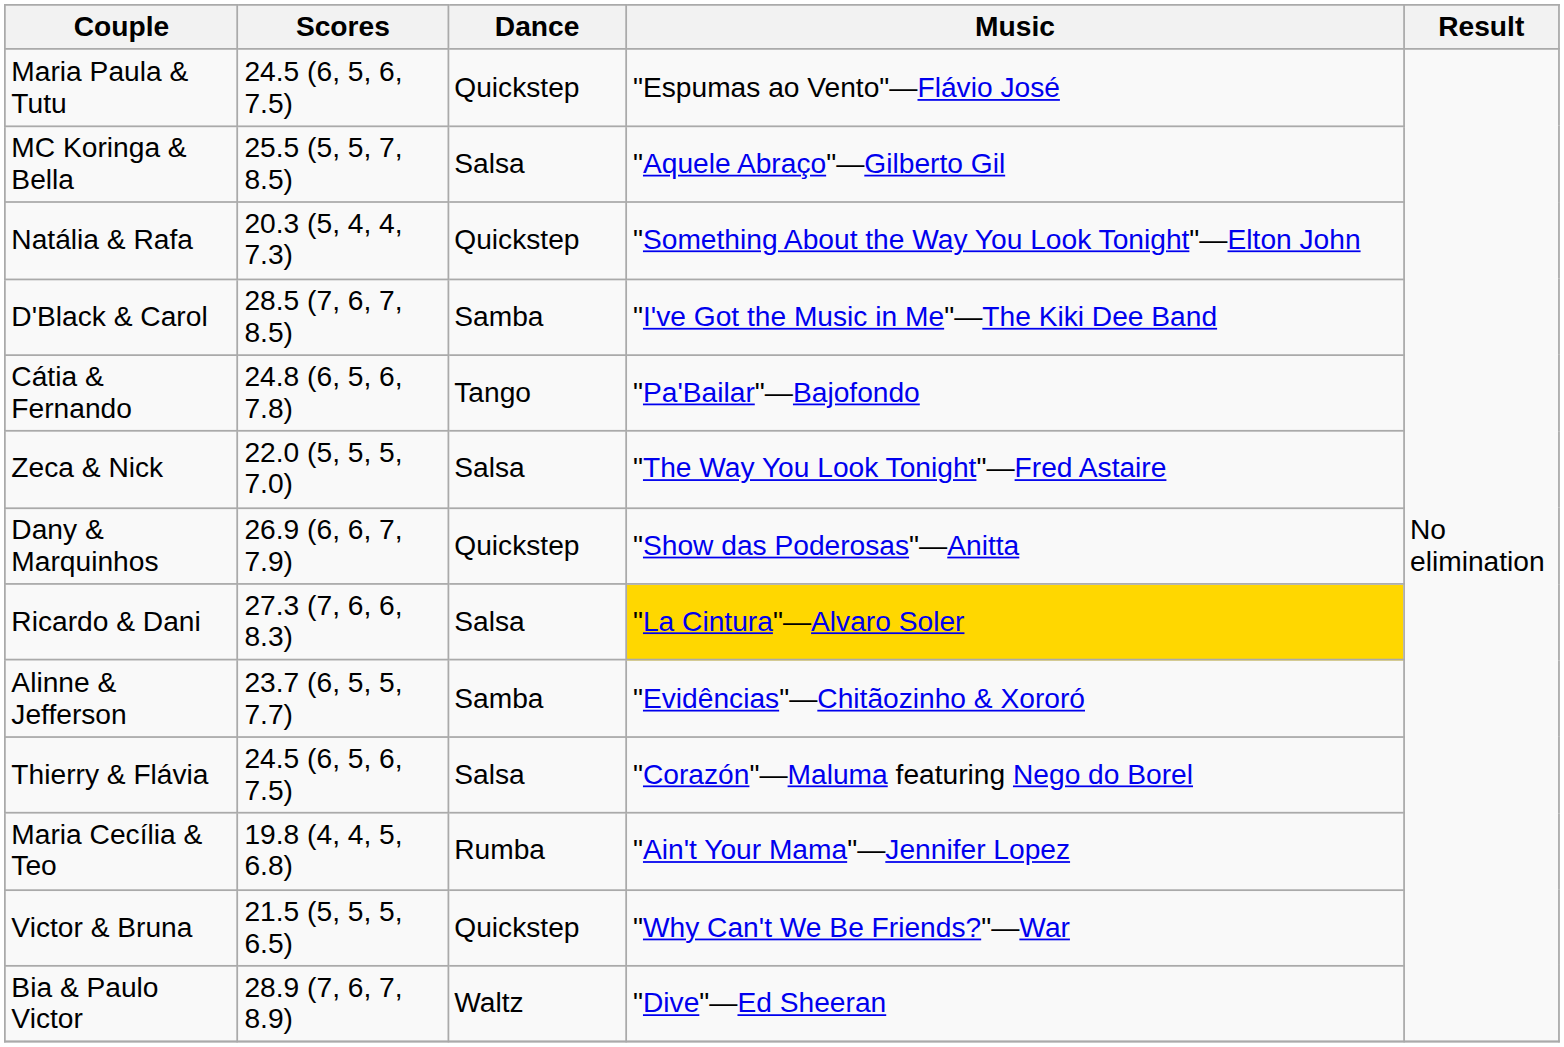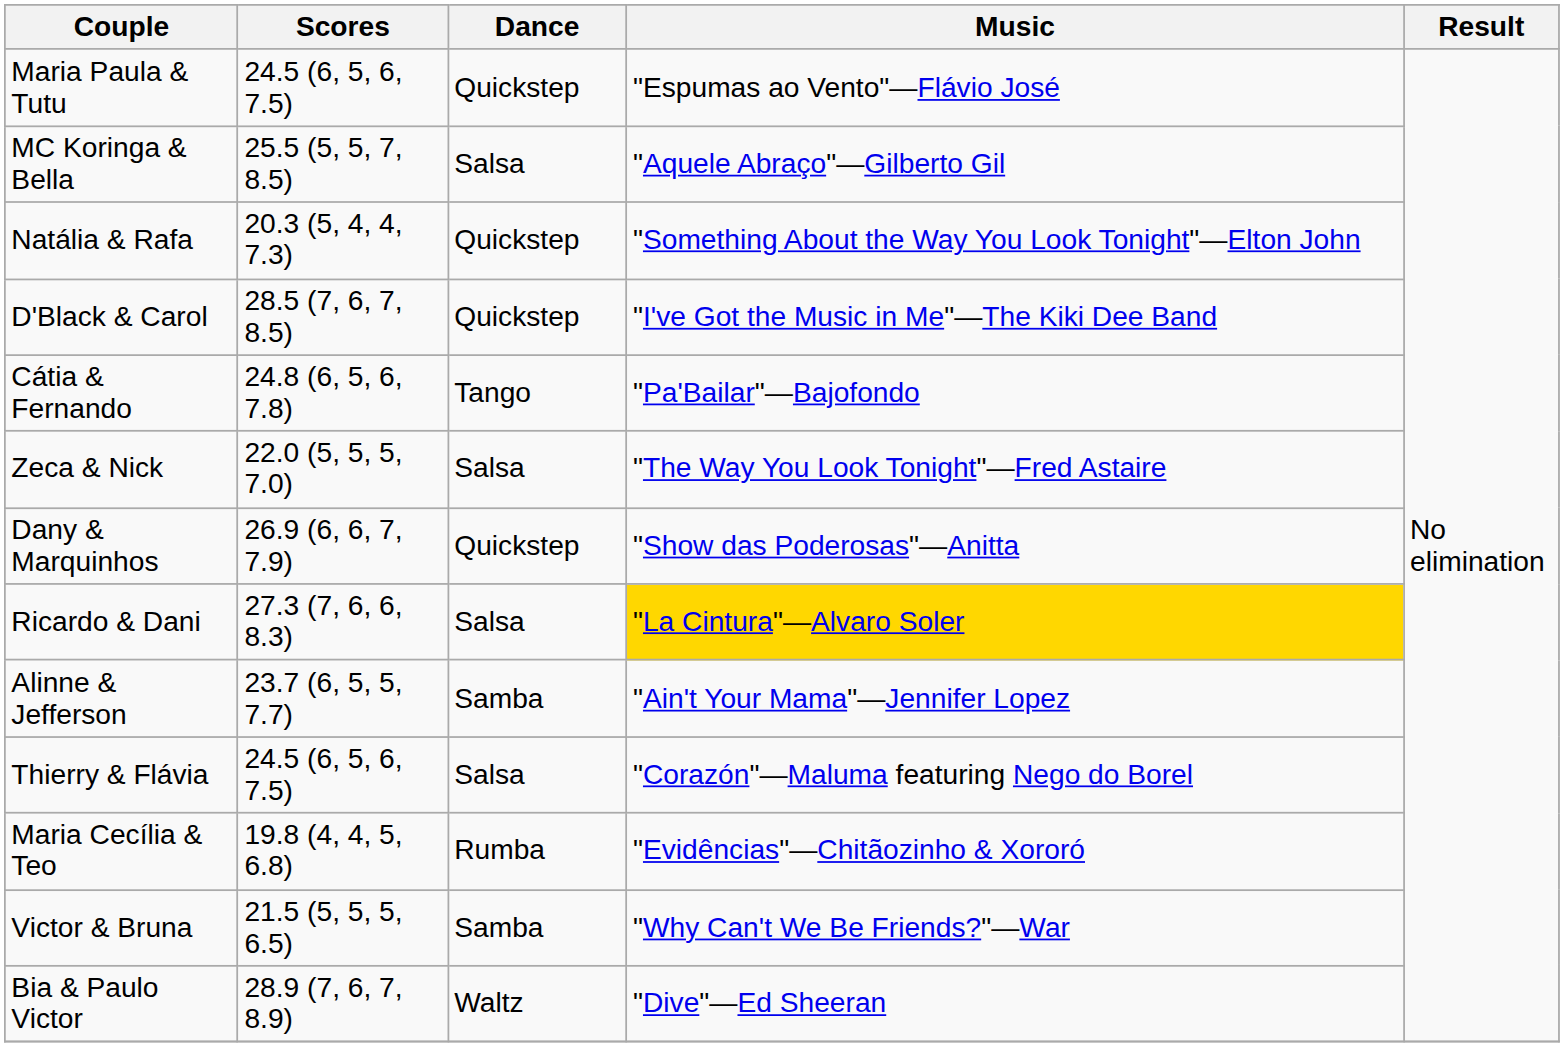(499, 316) Samba -> (517, 316) Quickstep
(859, 698) "Evidências"—Chitãozinho & Xororó -> (852, 698) "Ain't Your Mama"—Jennifer Lopez
(852, 850) "Ain't Your Mama"—Jennifer Lopez -> (859, 850) "Evidências"—Chitãozinho & Xororó
(517, 927) Quickstep -> (499, 927) Samba
